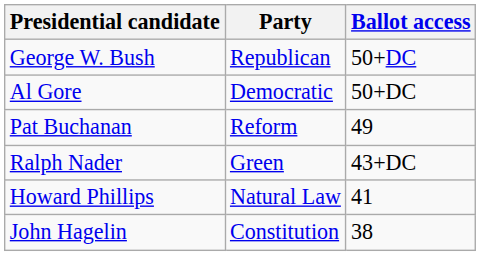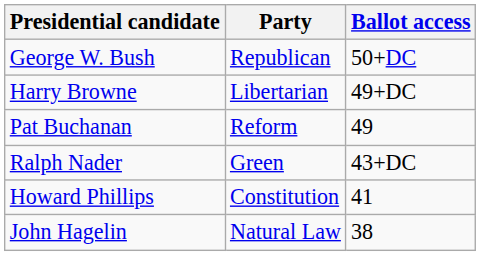- row: (46, 92)
+ row: (73, 92)
(285, 197) Natural Law -> (285, 197) Constitution
(285, 232) Constitution -> (285, 232) Natural Law
